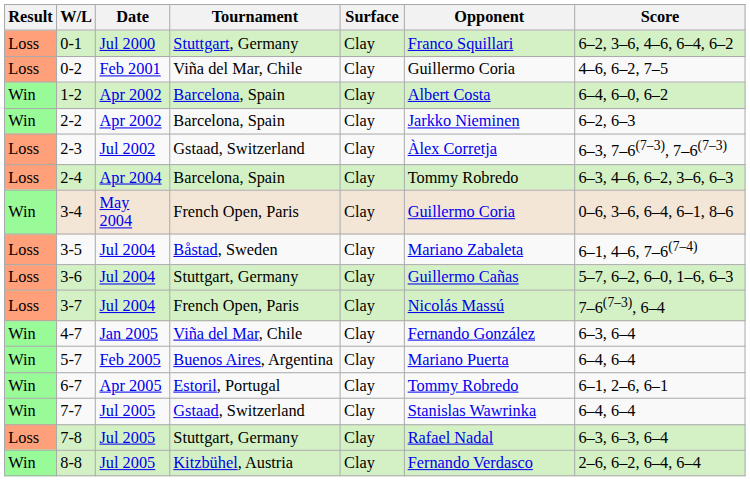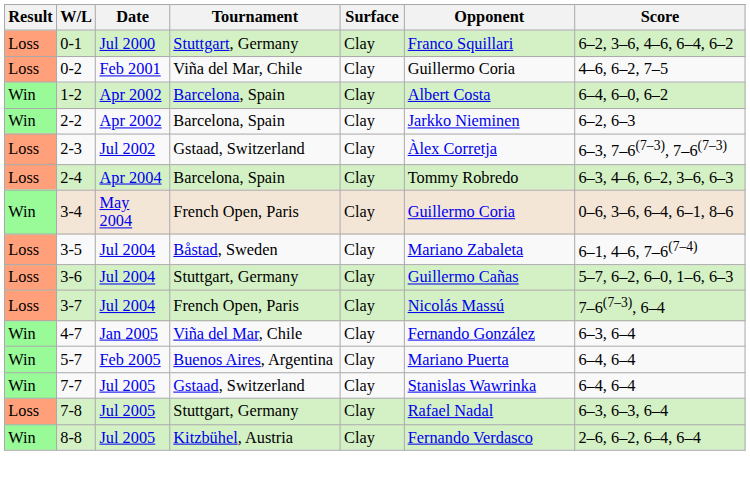- row: (71, 385)
